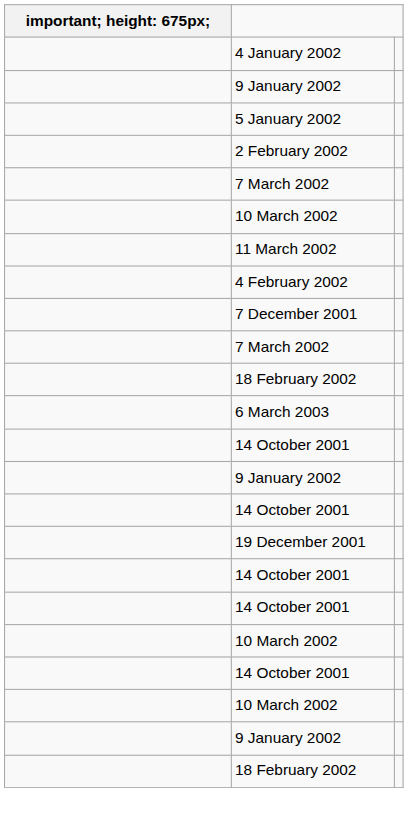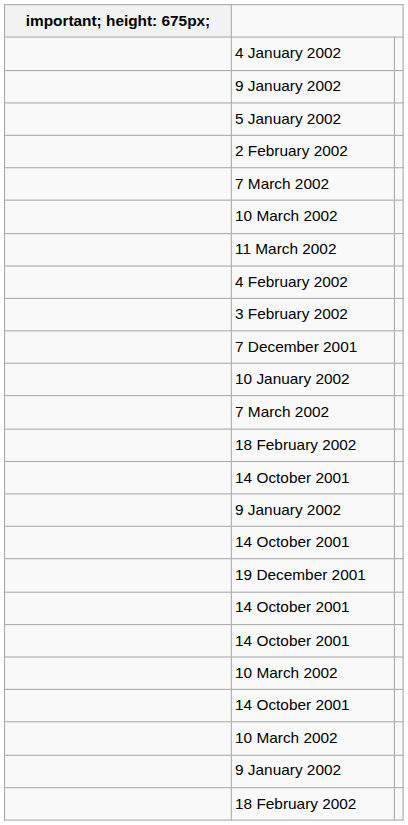+ row: (118, 315)
+ row: (118, 380)
- row: (118, 412)
